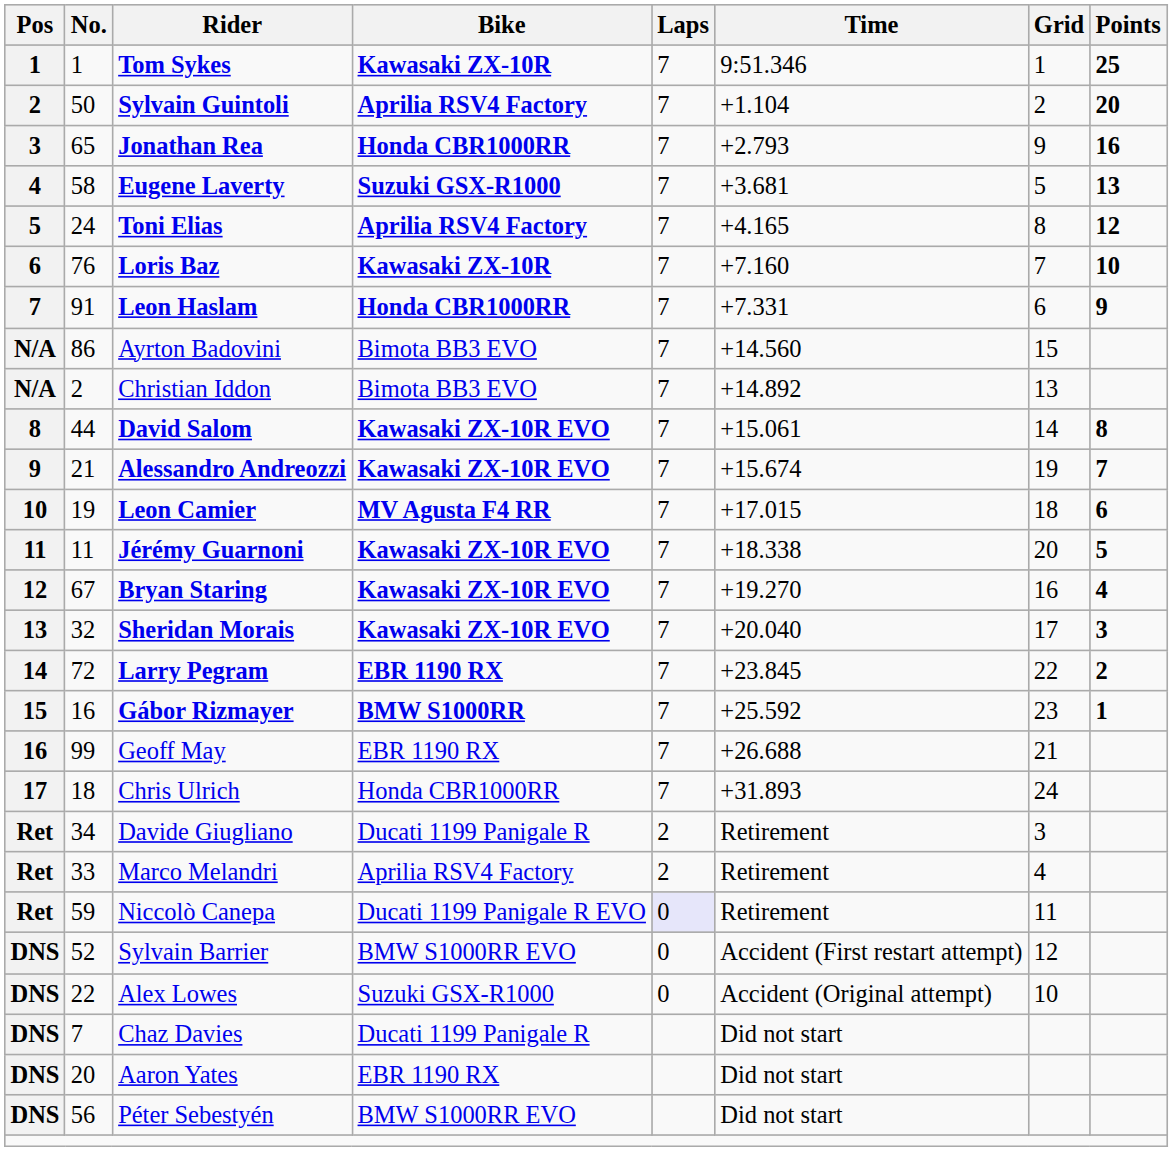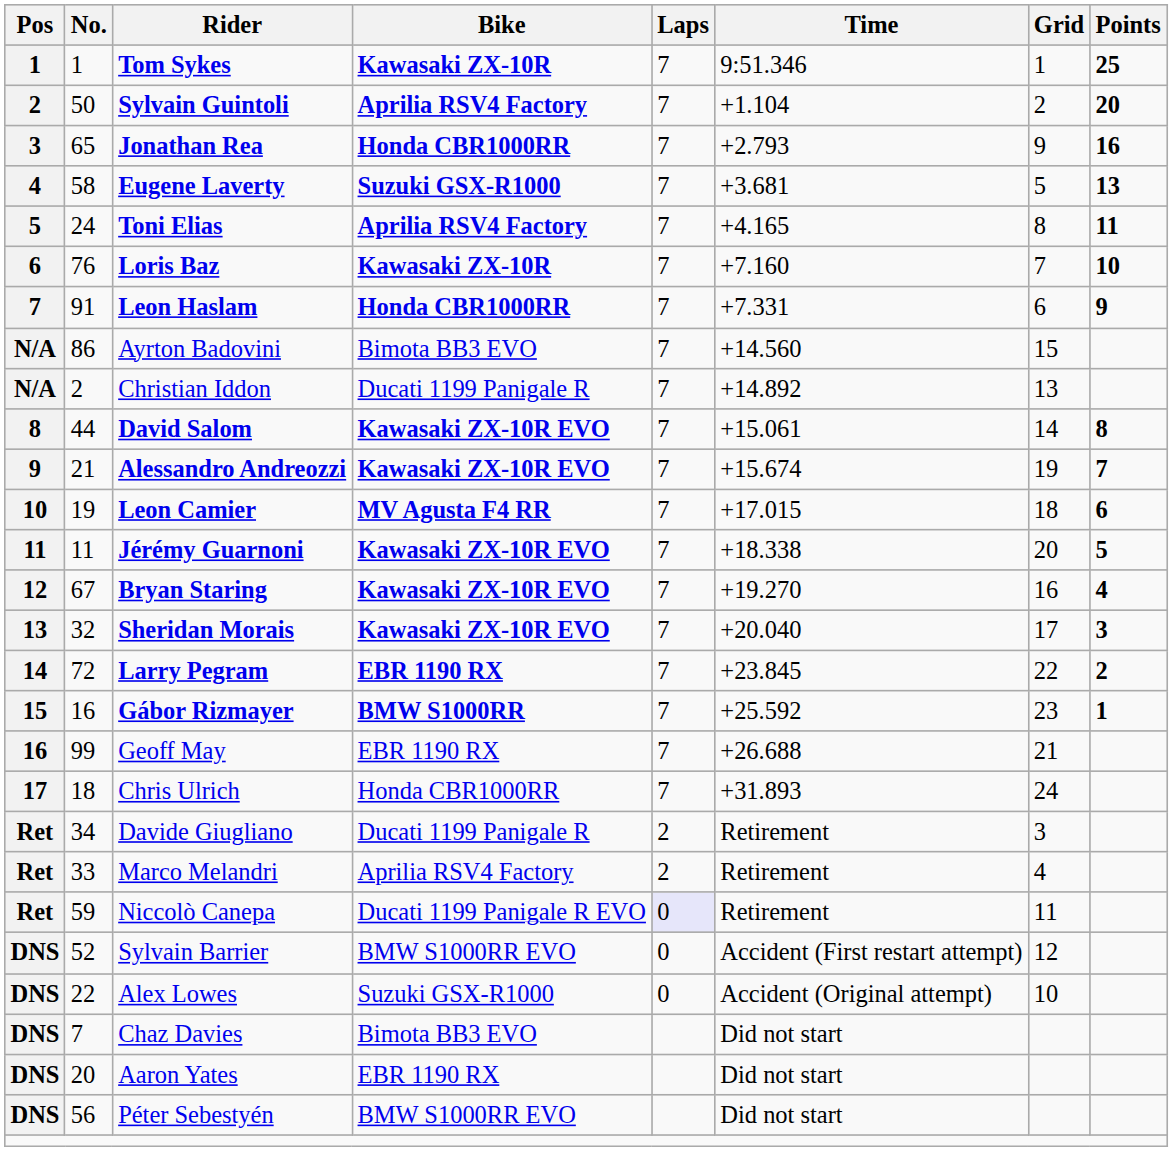(1108, 226) 12 -> (1107, 226) 11
(447, 388) Bimota BB3 EVO -> (474, 388) Ducati 1199 Panigale R
(474, 1033) Ducati 1199 Panigale R -> (447, 1033) Bimota BB3 EVO
